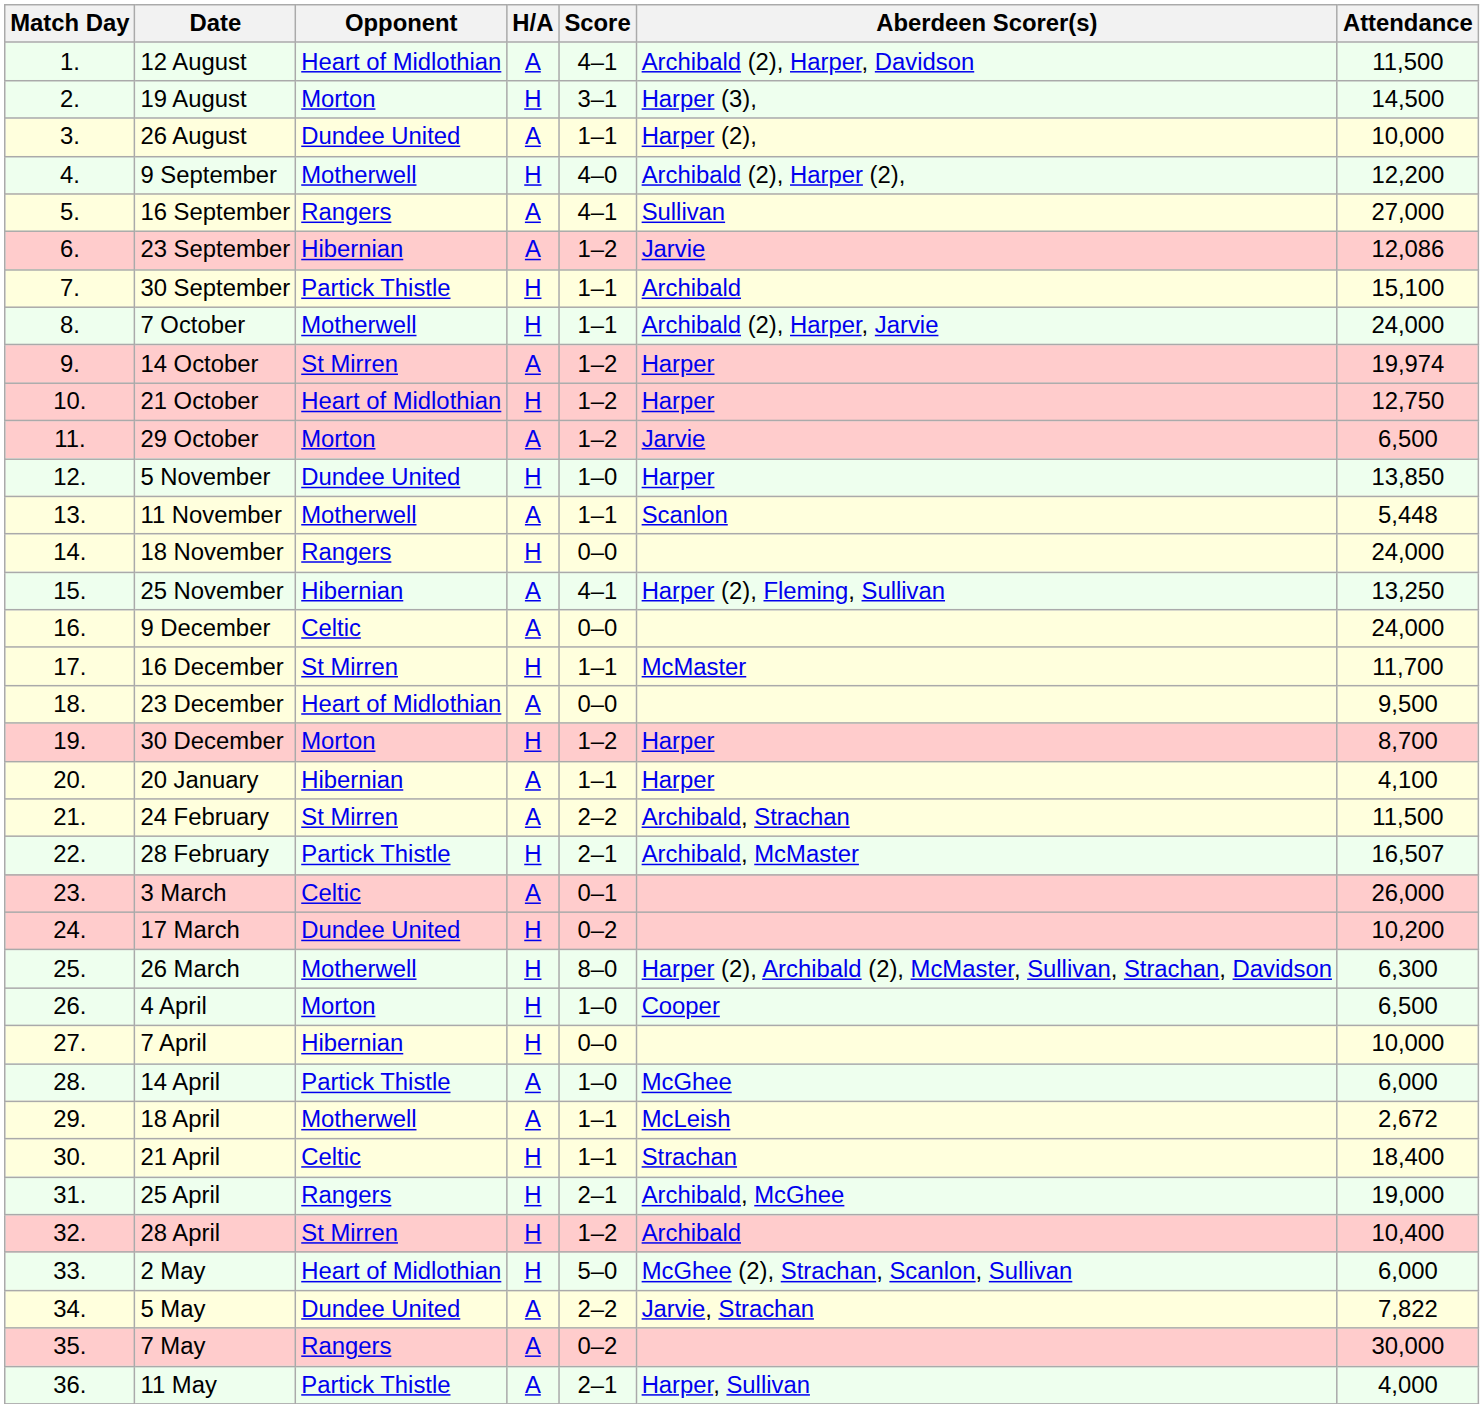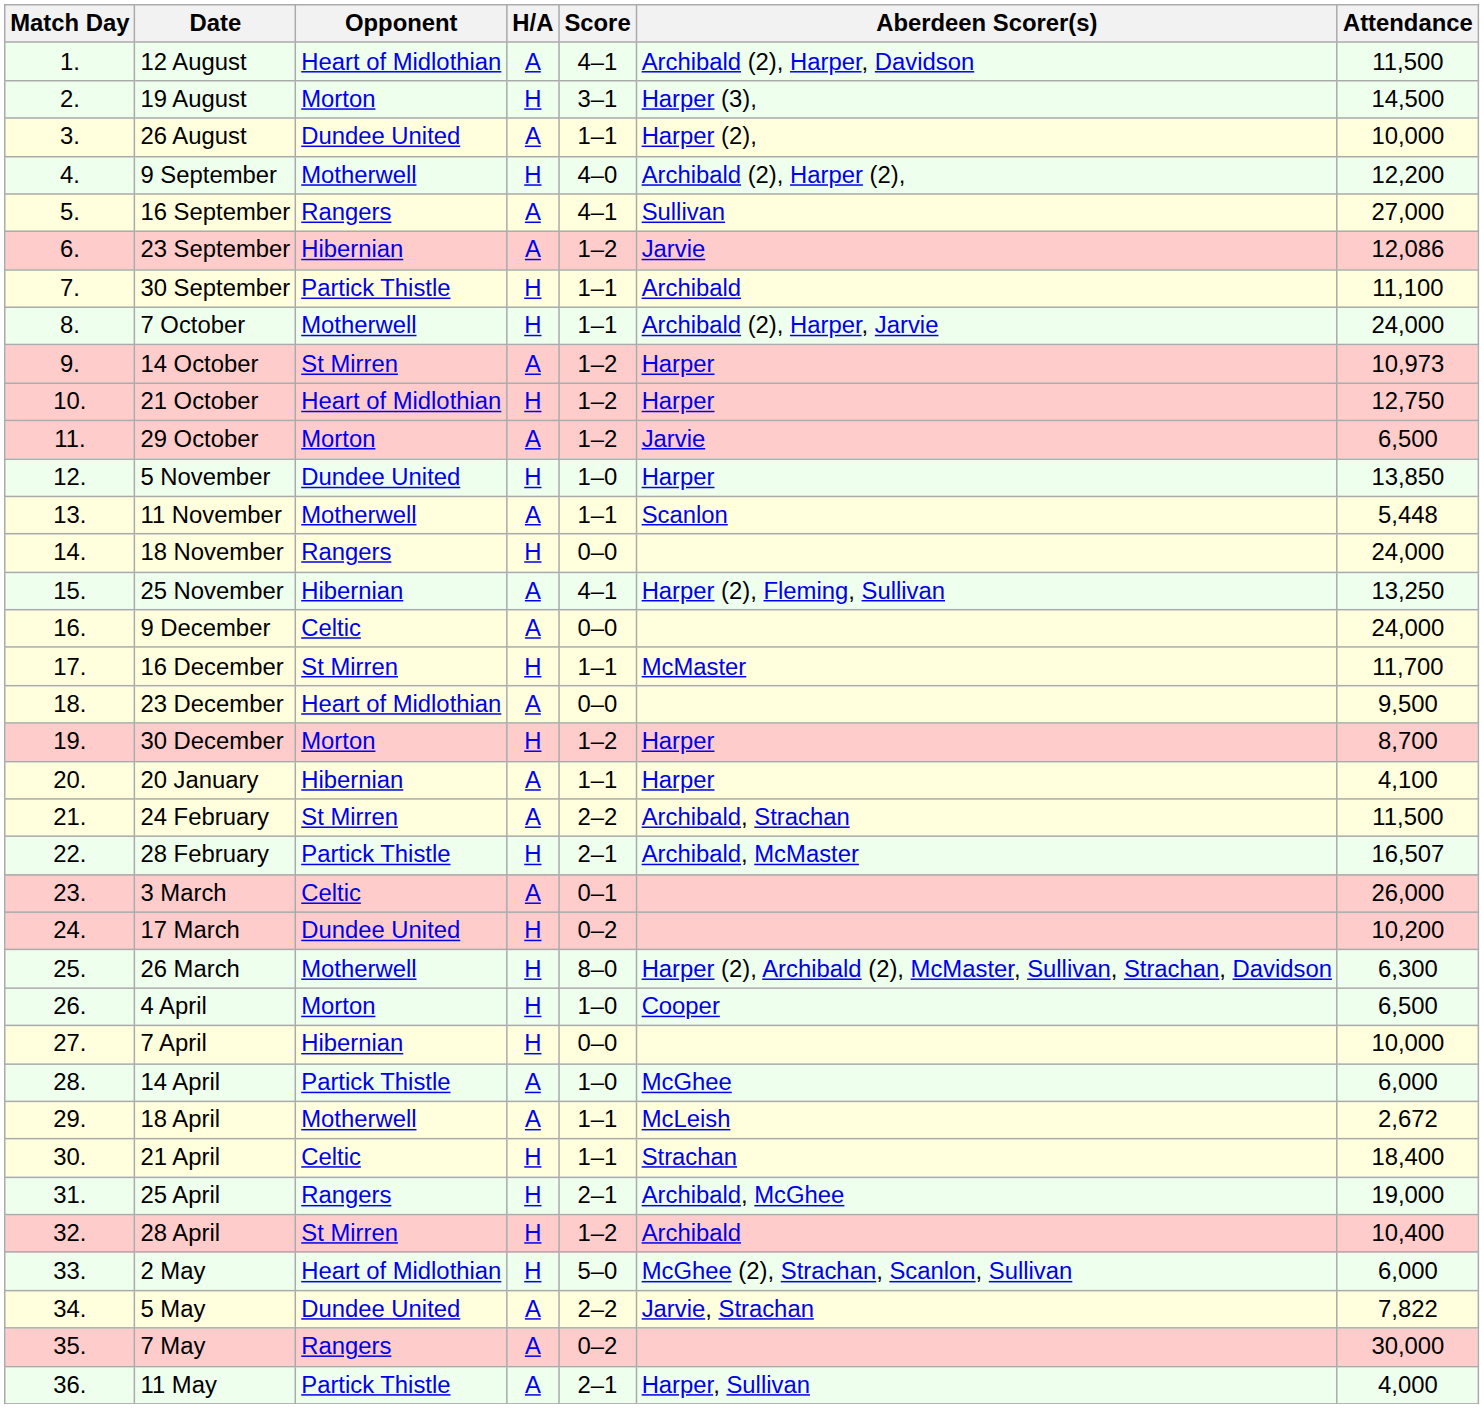(1408, 288) 15,100 -> (1408, 288) 11,100
(1408, 363) 19,974 -> (1408, 363) 10,973
